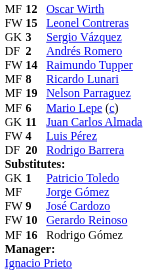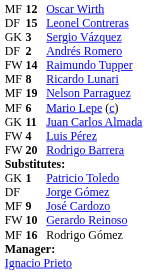(14, 23) FW -> (12, 23) DF
(12, 150) DF -> (14, 150) FW
(13, 192) MF -> (12, 192) DF
(14, 206) FW -> (13, 206) MF
